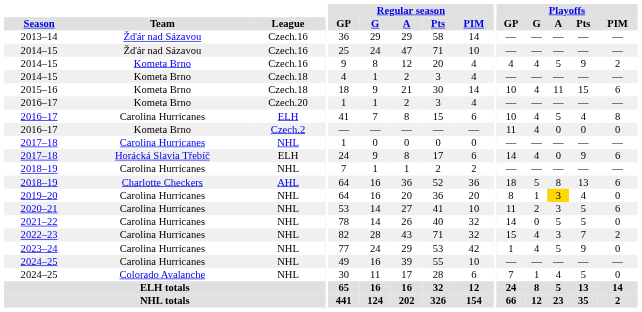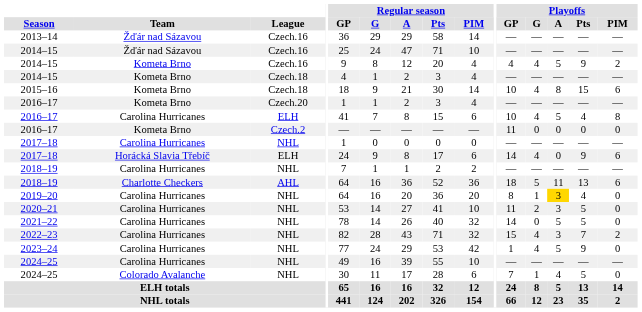(558, 89) 11 -> (558, 89) 8
(537, 129) 4 -> (537, 129) 0
(558, 182) 8 -> (558, 182) 11
(618, 208) 6 -> (618, 208) 0
